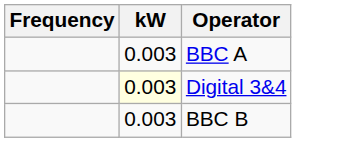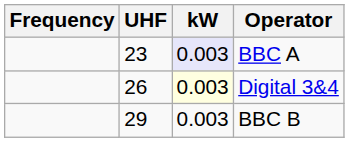+ column: (146, 20)
(150, 53) no background -> (203, 53) lavender background
